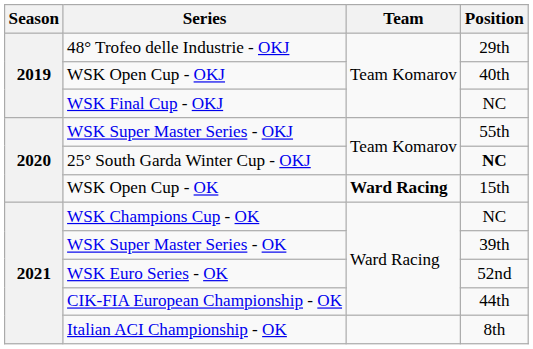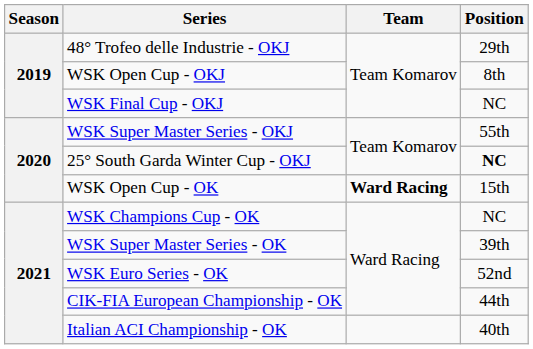(494, 75) 40th -> (494, 75) 8th
(494, 329) 8th -> (494, 329) 40th
